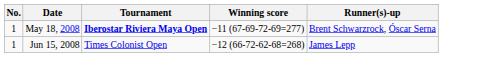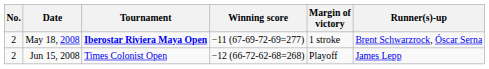+ column: (330, 18)
(14, 28) 1 -> (14, 40) 2
(14, 44) 1 -> (14, 56) 2
